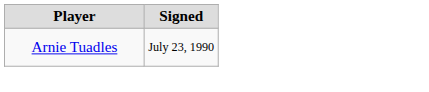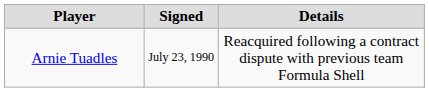+ column: (321, 16)
